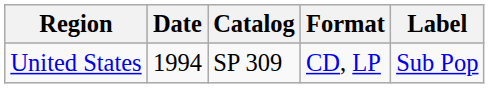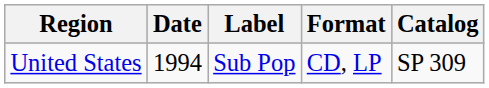columns swapped: (437, 23) <-> (254, 23)
